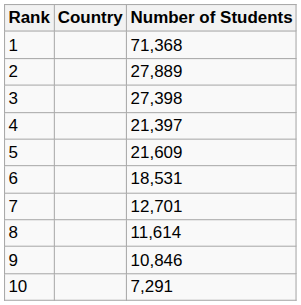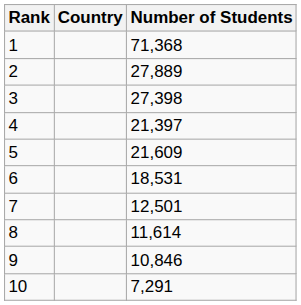(156, 206) 12,701 -> (156, 206) 12,501
